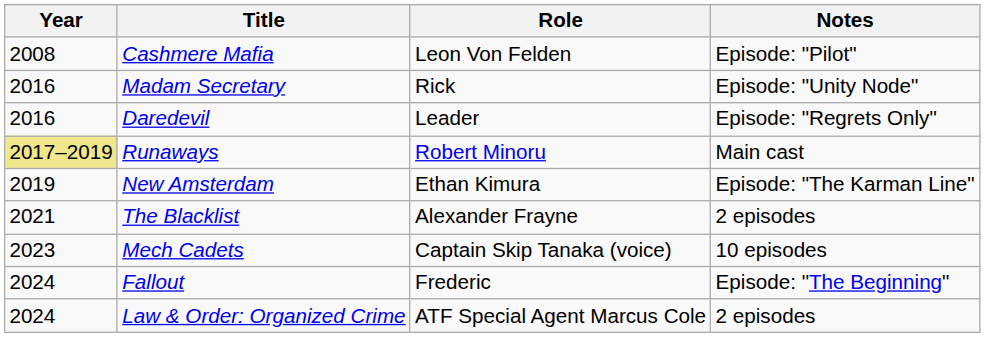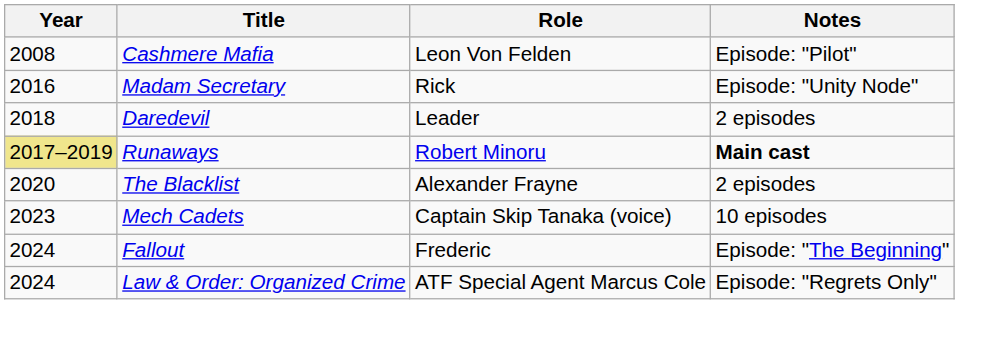(32, 119) 2016 -> (32, 119) 2018
(826, 119) Episode: "Regrets Only" -> (766, 119) 2 episodes
(760, 151) normal -> (763, 151) bold
- row: (198, 184)
(32, 217) 2021 -> (32, 184) 2020
(766, 315) 2 episodes -> (826, 282) Episode: "Regrets Only"
